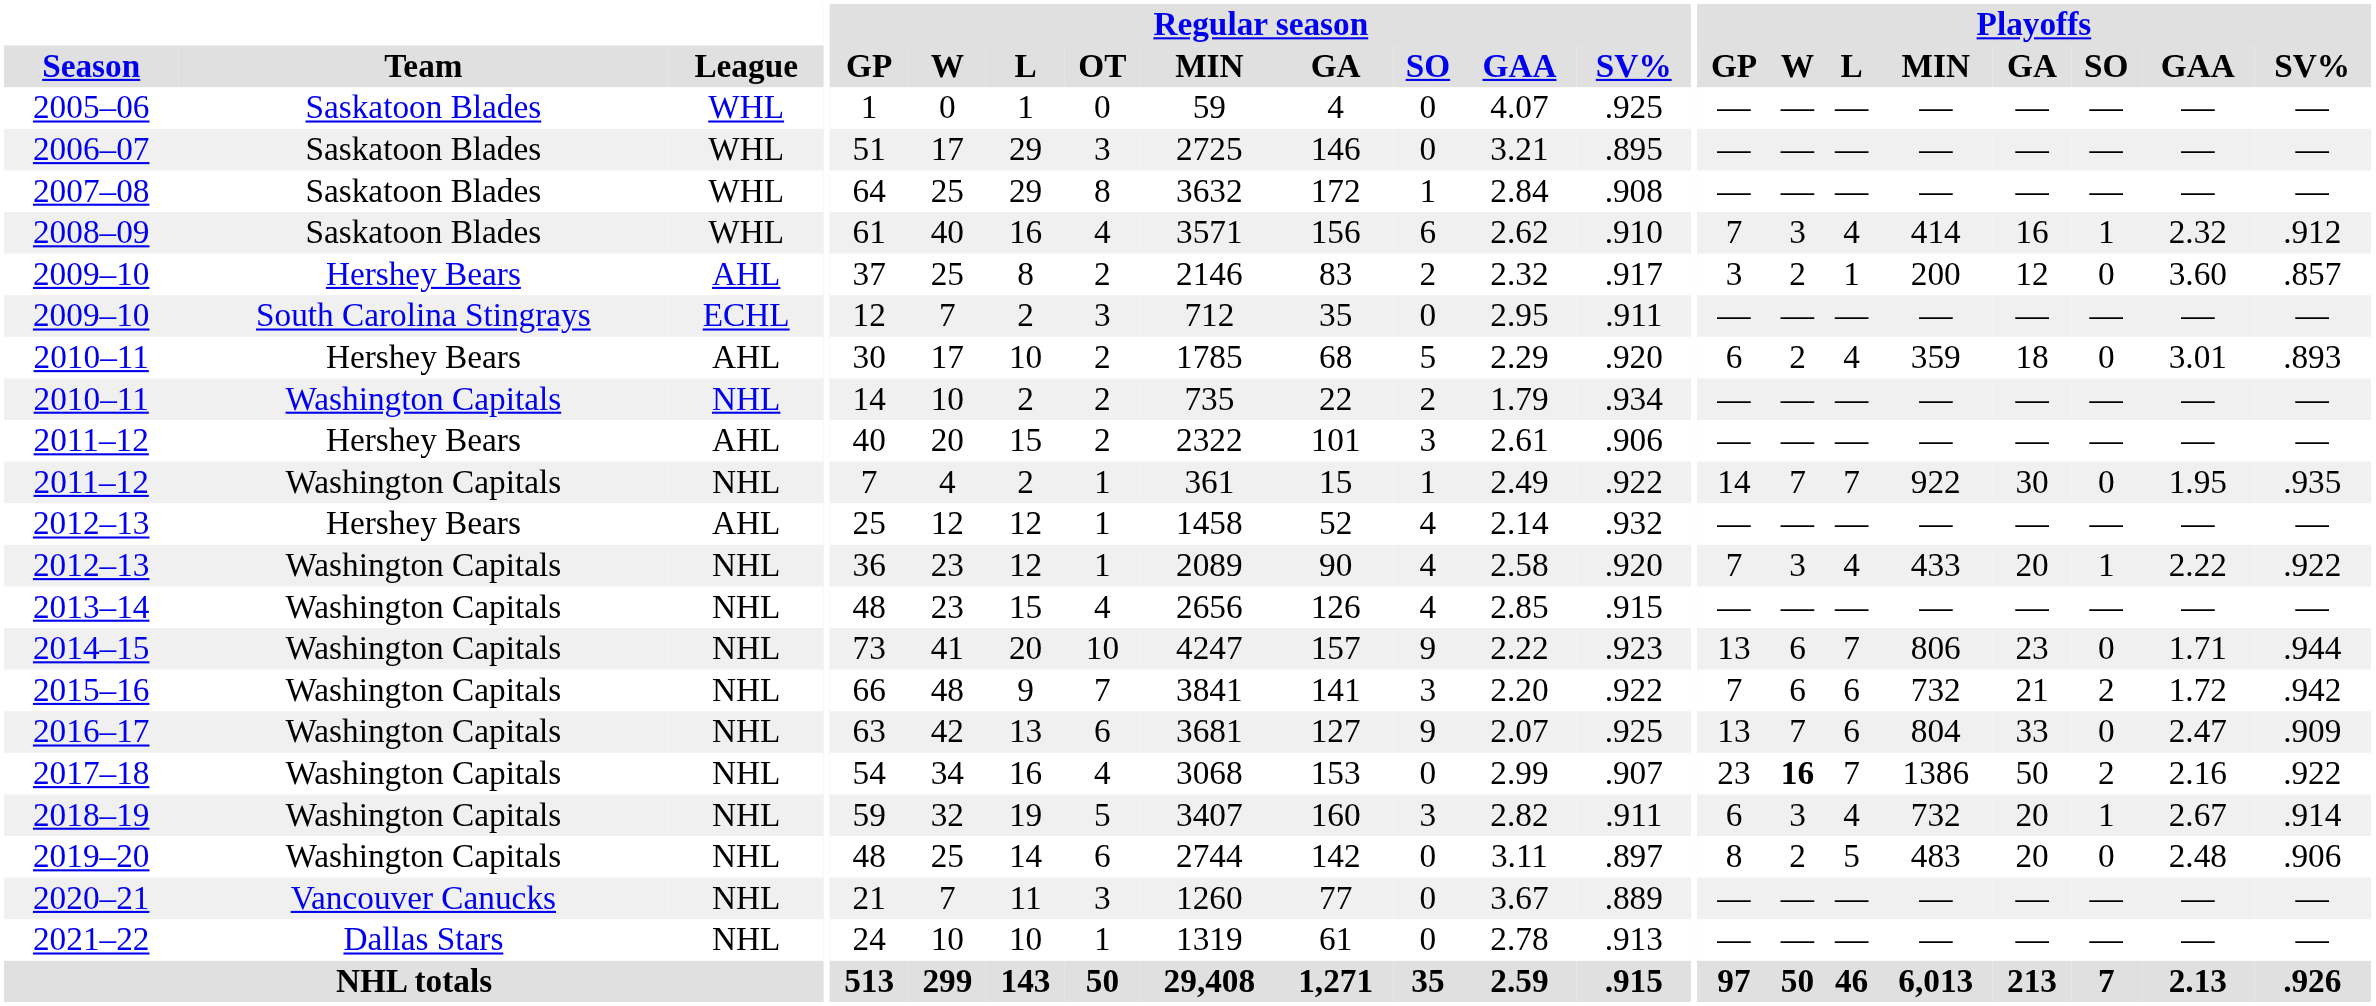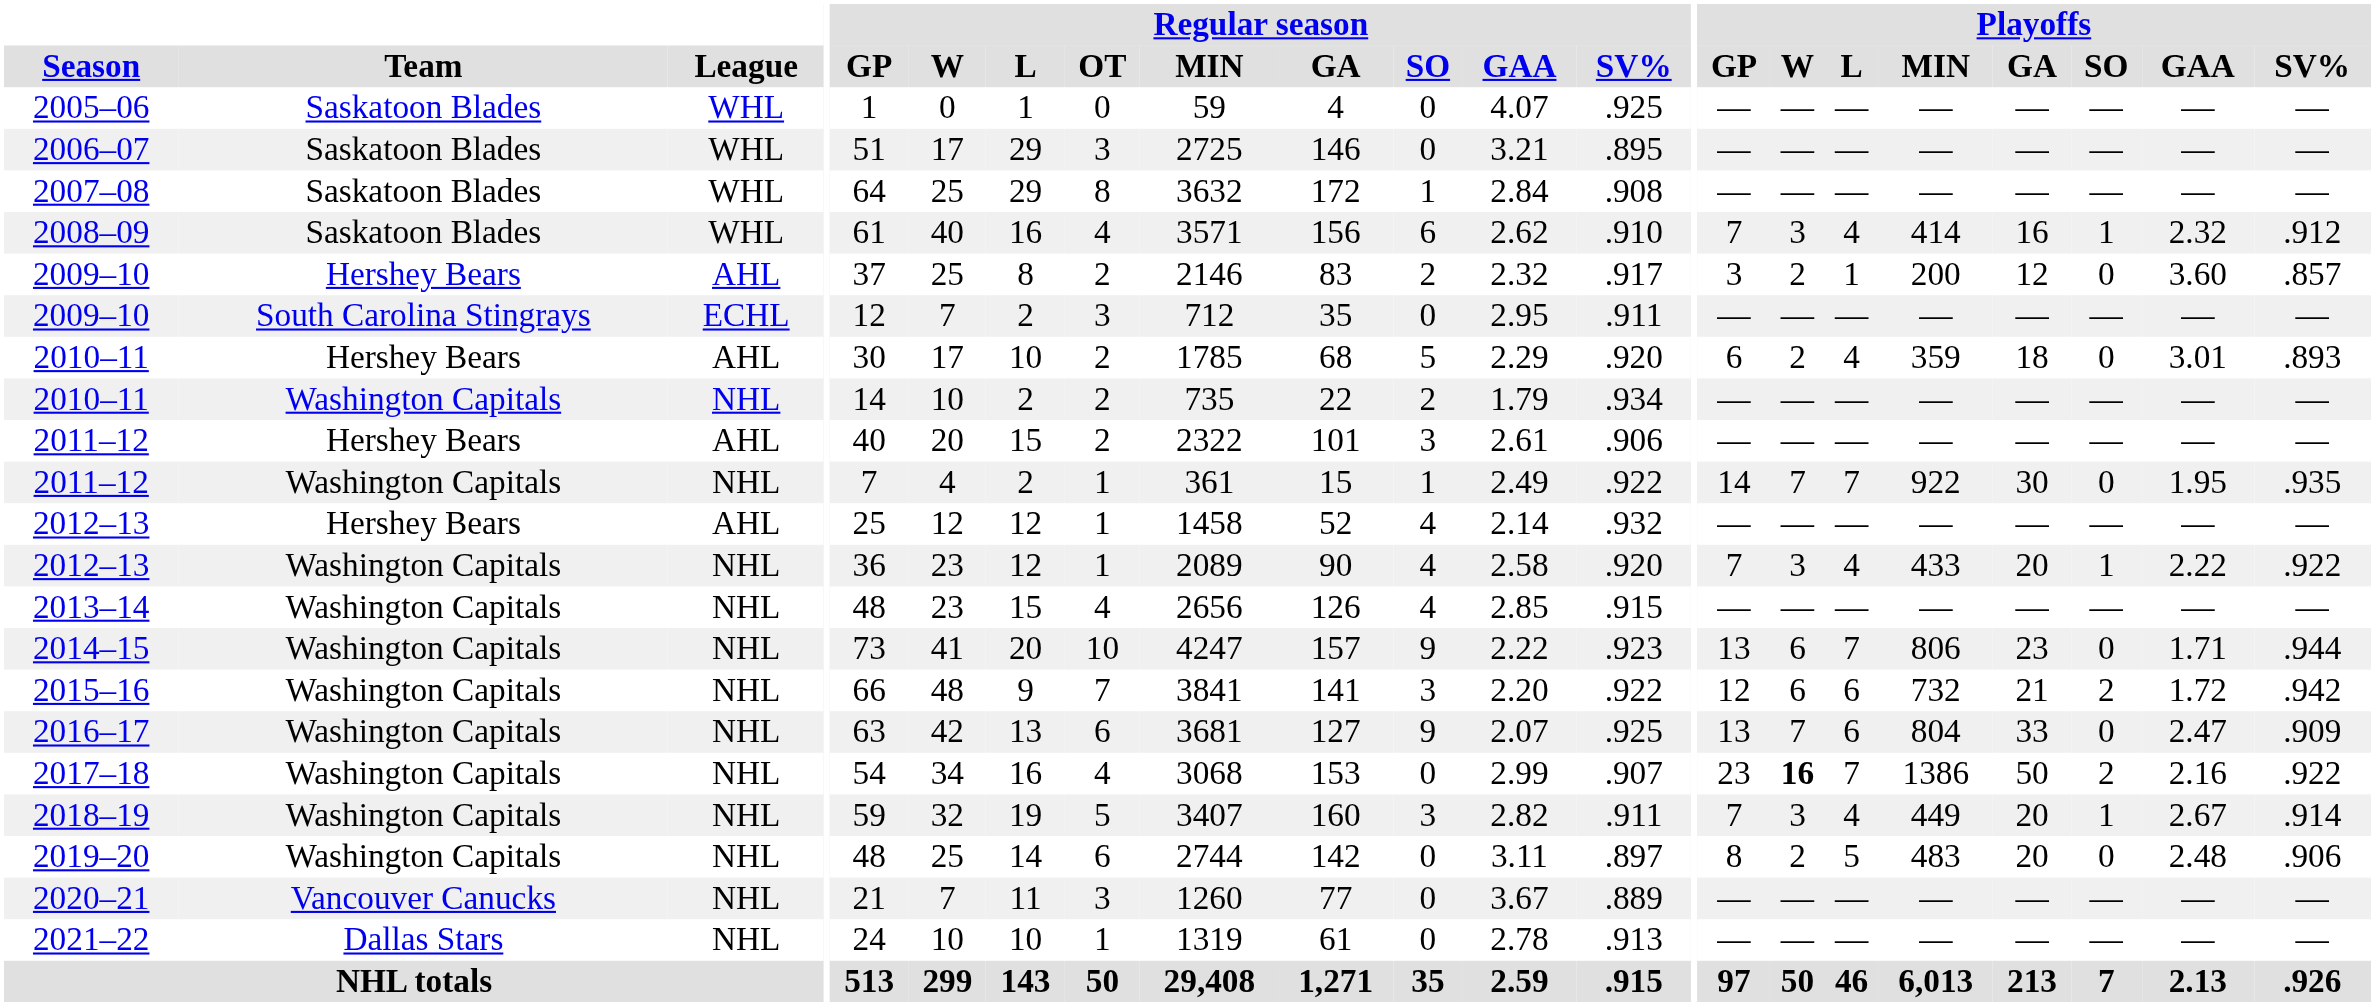(1734, 689) 7 -> (1734, 689) 12
(1734, 814) 6 -> (1734, 814) 7
(1936, 814) 732 -> (1936, 814) 449
